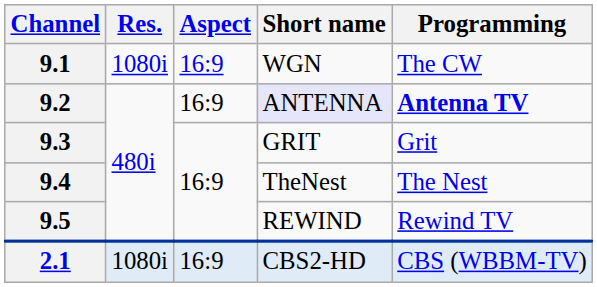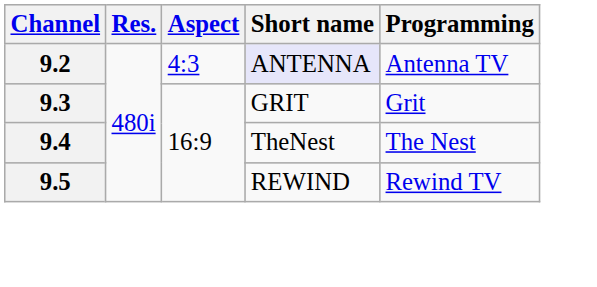- row: (55, 63)
(201, 102) 16:9 -> (184, 63) 4:3
(463, 102) bold -> (447, 63) normal
- row: (55, 261)
